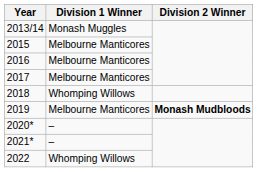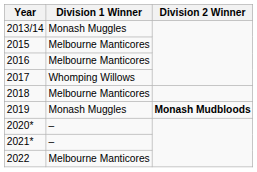(99, 77) Melbourne Manticores -> (92, 77) Whomping Willows
(92, 93) Whomping Willows -> (99, 93) Melbourne Manticores
(99, 110) Melbourne Manticores -> (87, 110) Monash Muggles
(92, 158) Whomping Willows -> (99, 158) Melbourne Manticores
